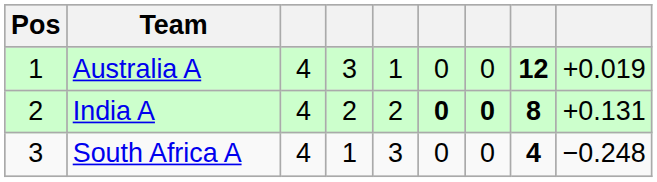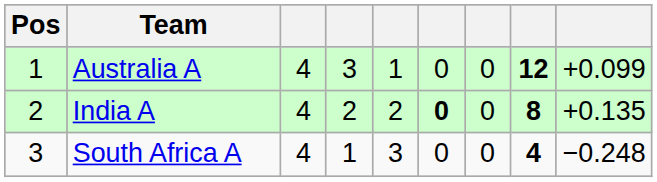(604, 68) +0.019 -> (604, 68) +0.099
(487, 111) bold -> (487, 111) normal
(604, 111) +0.131 -> (604, 111) +0.135
